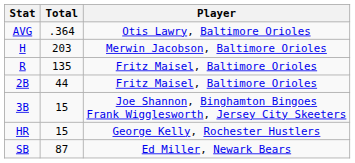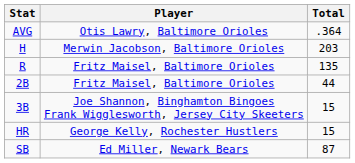columns swapped: (216, 13) <-> (62, 13)
